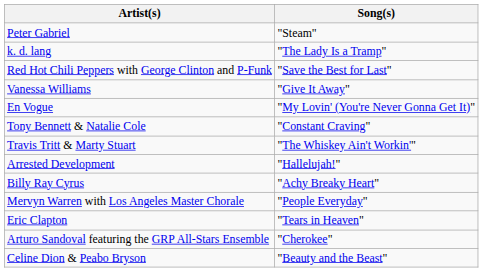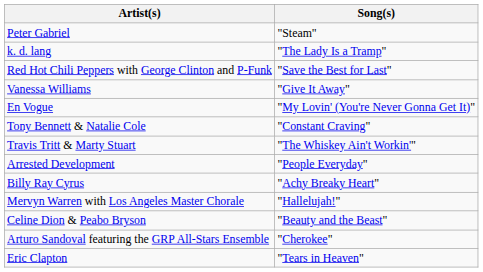(309, 164) "Hallelujah!" -> (323, 164) "People Everyday"
(323, 201) "People Everyday" -> (309, 201) "Hallelujah!"
rows swapped: (76, 257) <-> (37, 220)
